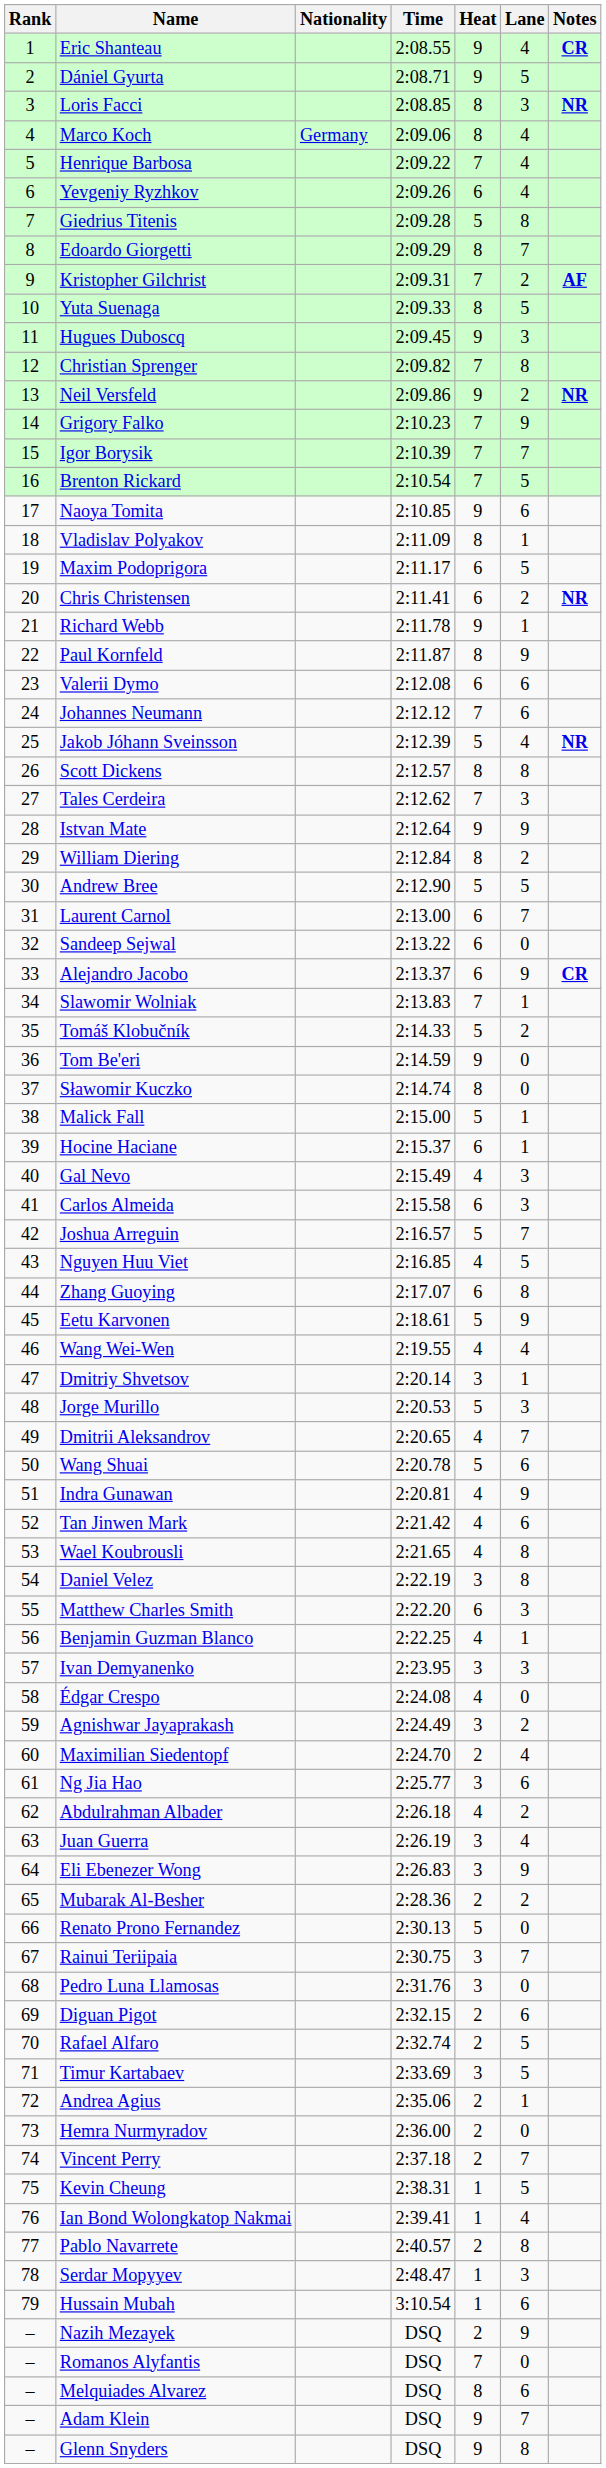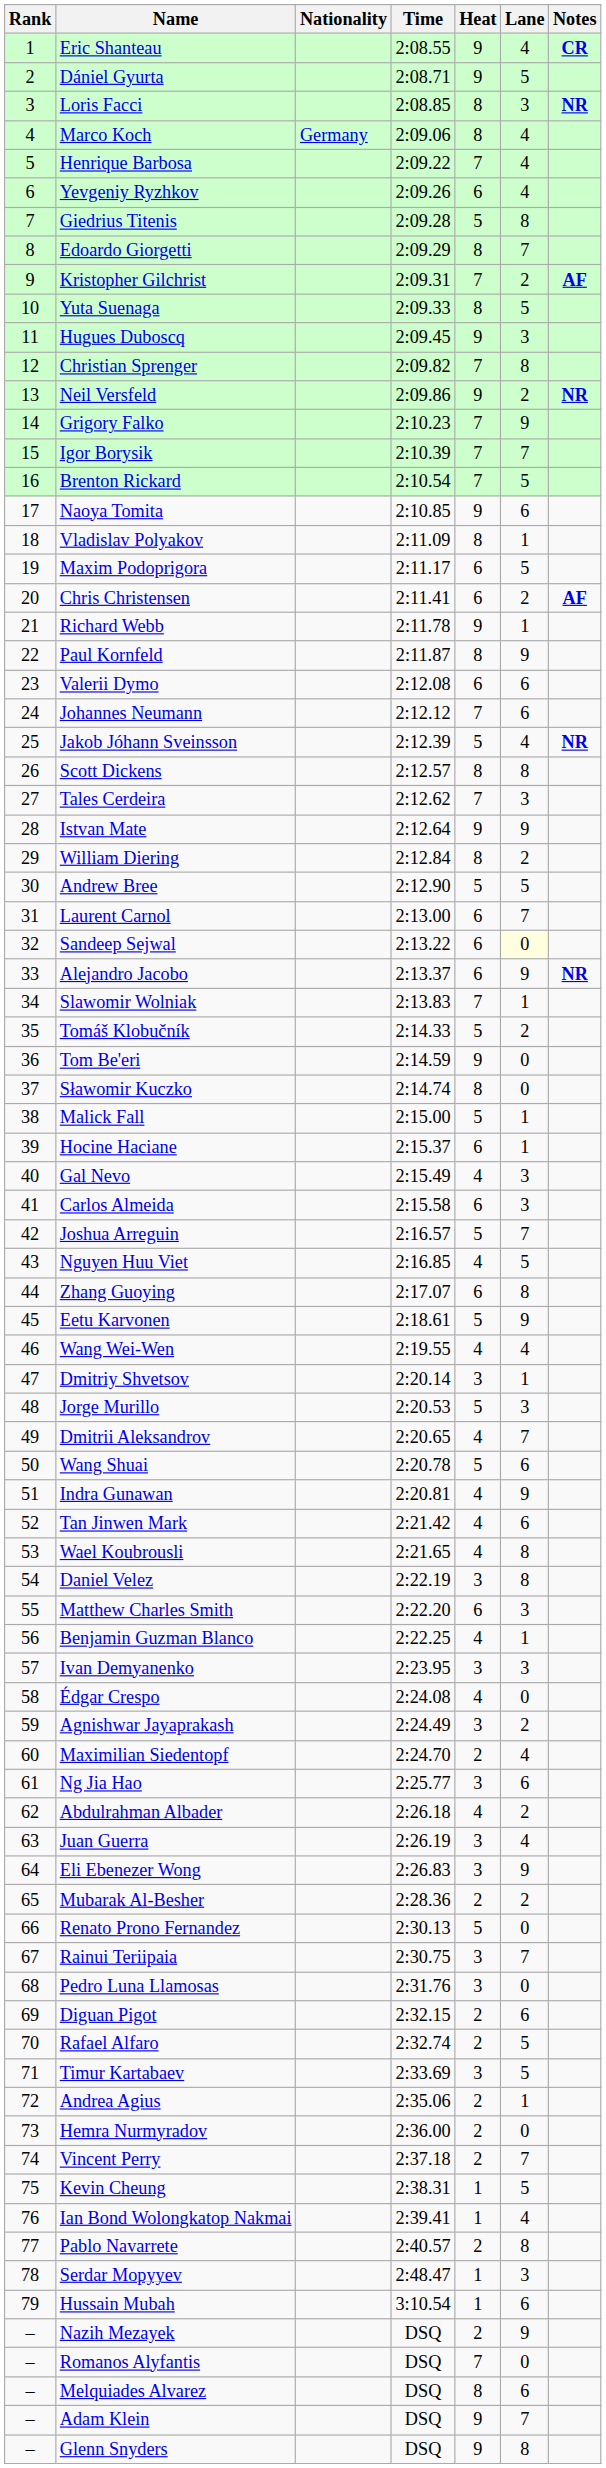(575, 597) NR -> (575, 597) AF
(525, 944) no background -> (525, 944) lightyellow background
(575, 973) CR -> (575, 973) NR
